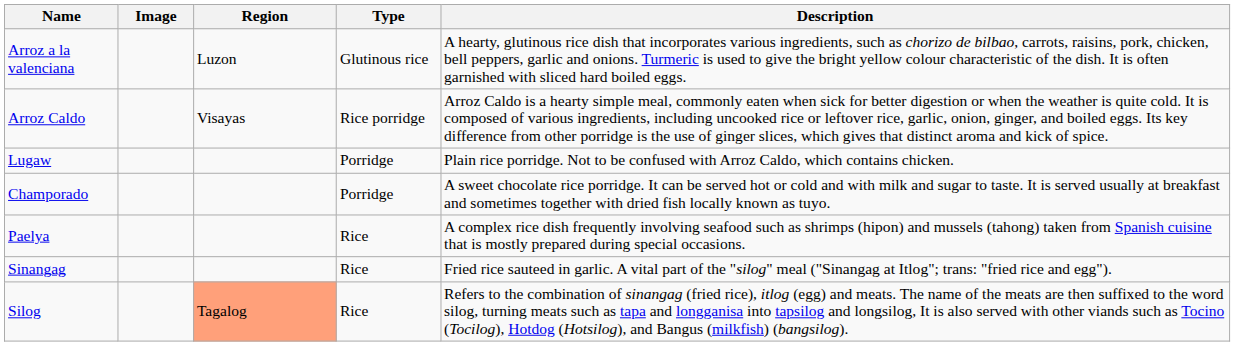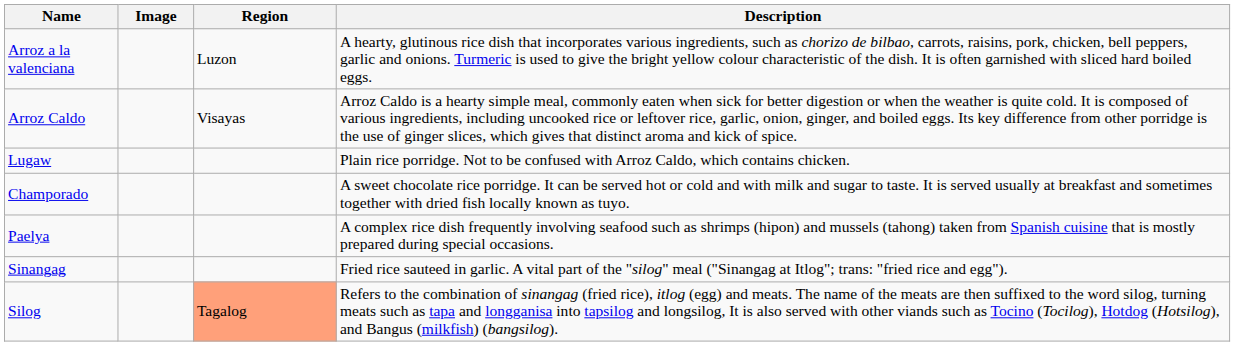- column: (388, 16)
